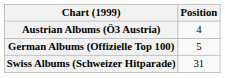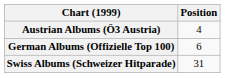(199, 47) 5 -> (199, 47) 6
